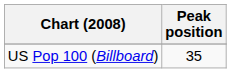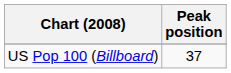(194, 56) 35 -> (194, 56) 37
